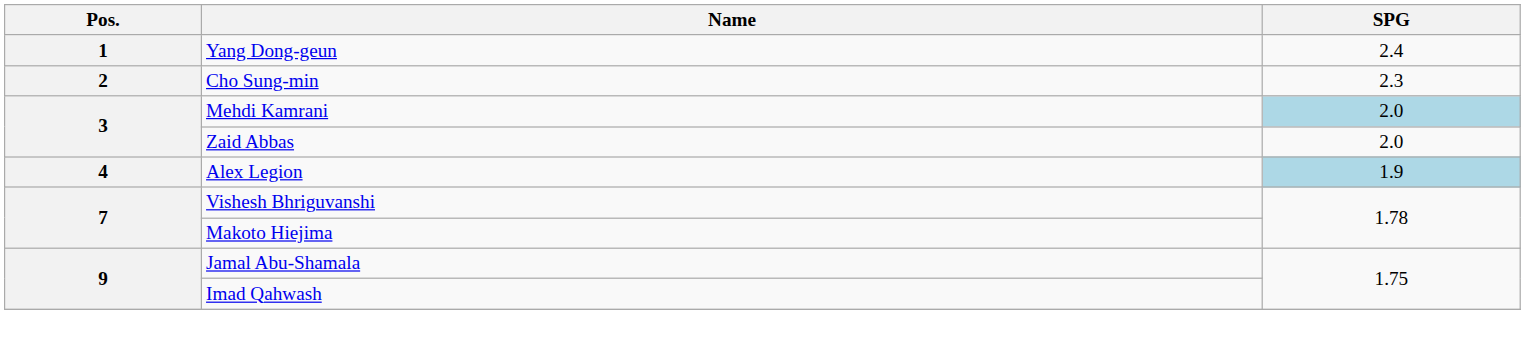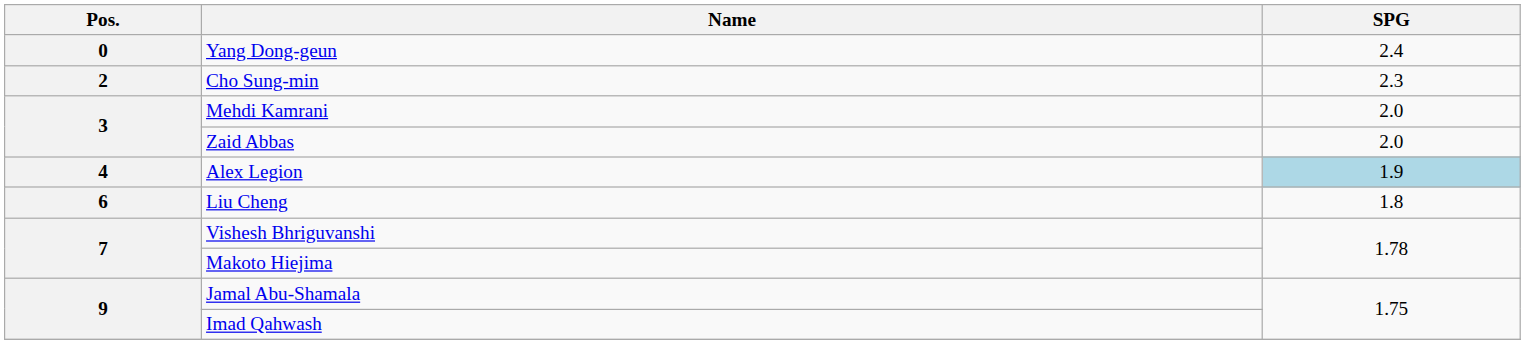(103, 50) 1 -> (103, 50) 0
(1391, 111) lightblue background -> (1391, 111) no background
+ row: (247, 202)
